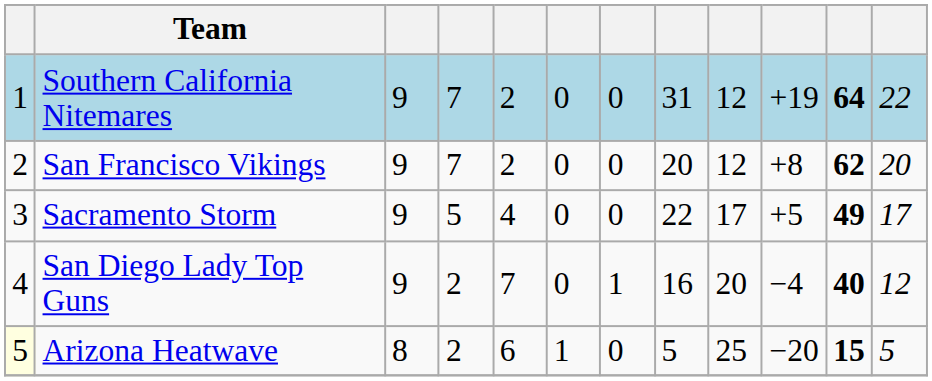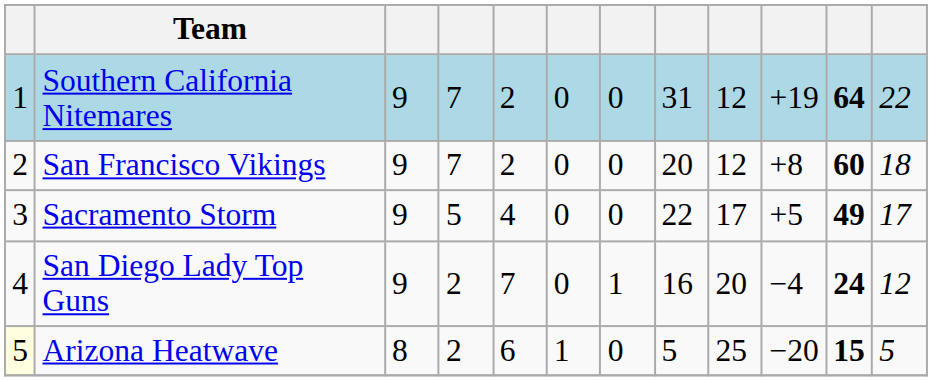(849, 164) 62 -> (849, 164) 60
(895, 164) 20 -> (895, 164) 18
(849, 282) 40 -> (849, 282) 24
